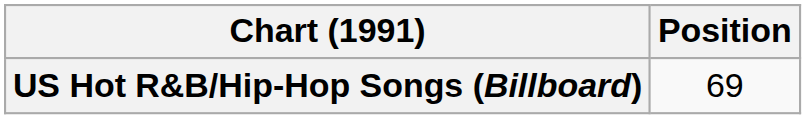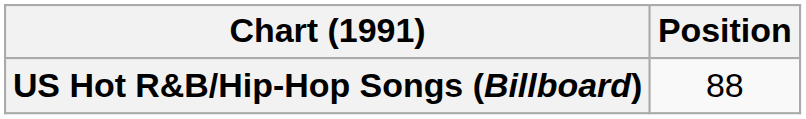(725, 85) 69 -> (725, 85) 88
